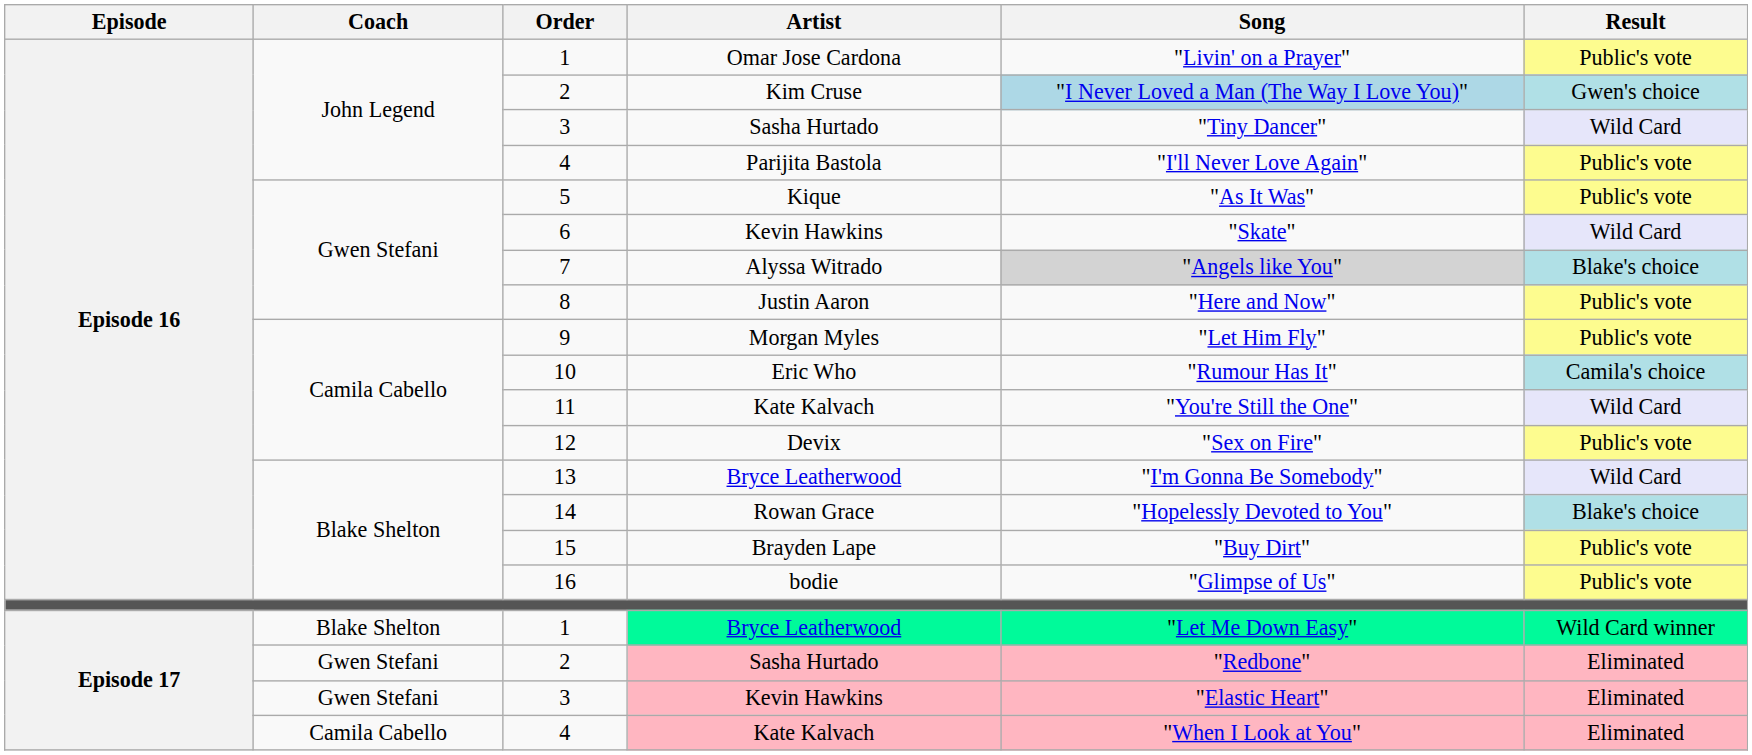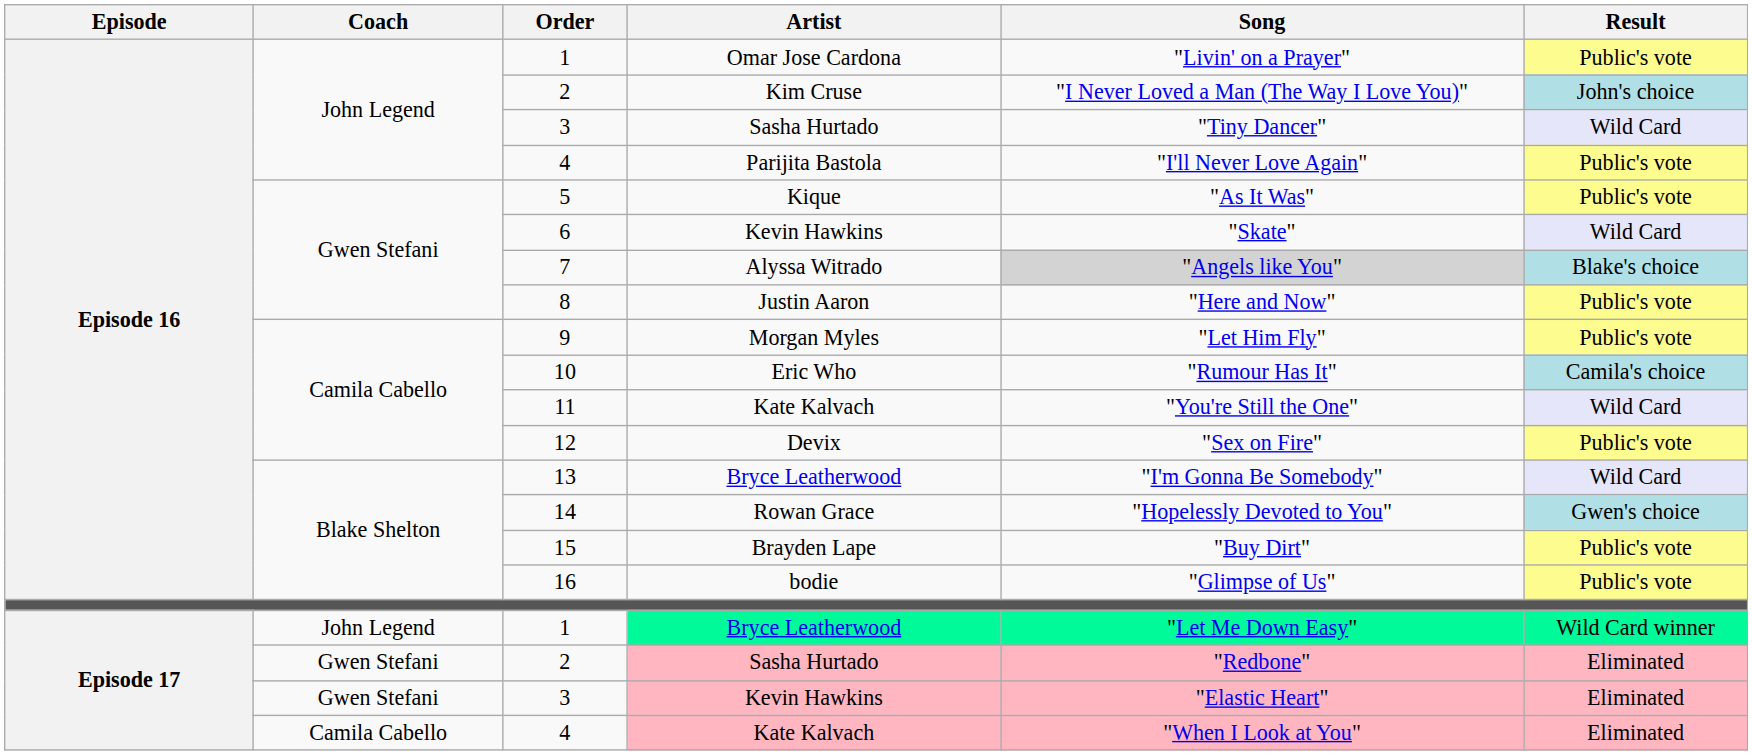(1262, 92) lightblue background -> (1262, 92) no background
(1636, 92) Gwen's choice -> (1636, 92) John's choice
(1636, 512) Blake's choice -> (1636, 512) Gwen's choice
(378, 627) Blake Shelton -> (378, 627) John Legend
